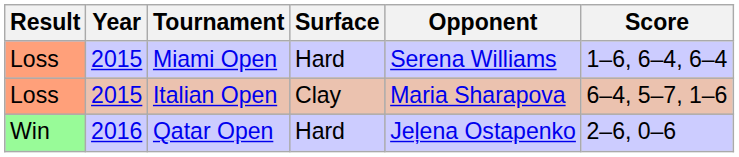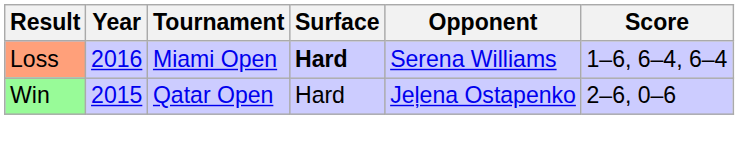(117, 59) 2015 -> (117, 59) 2016
(320, 59) normal -> (321, 59) bold
- row: (215, 95)
(117, 132) 2016 -> (117, 95) 2015
